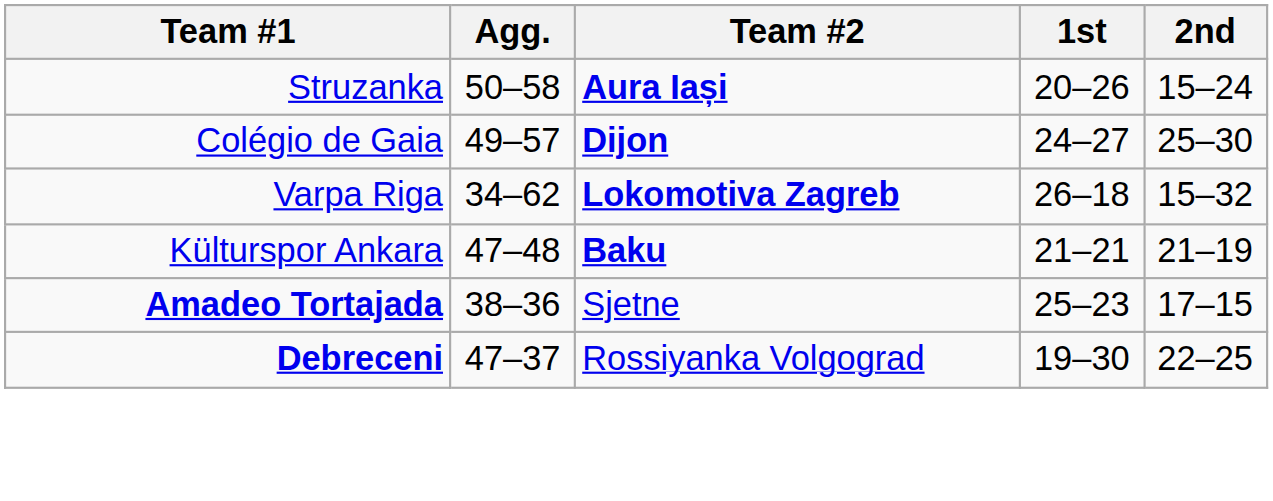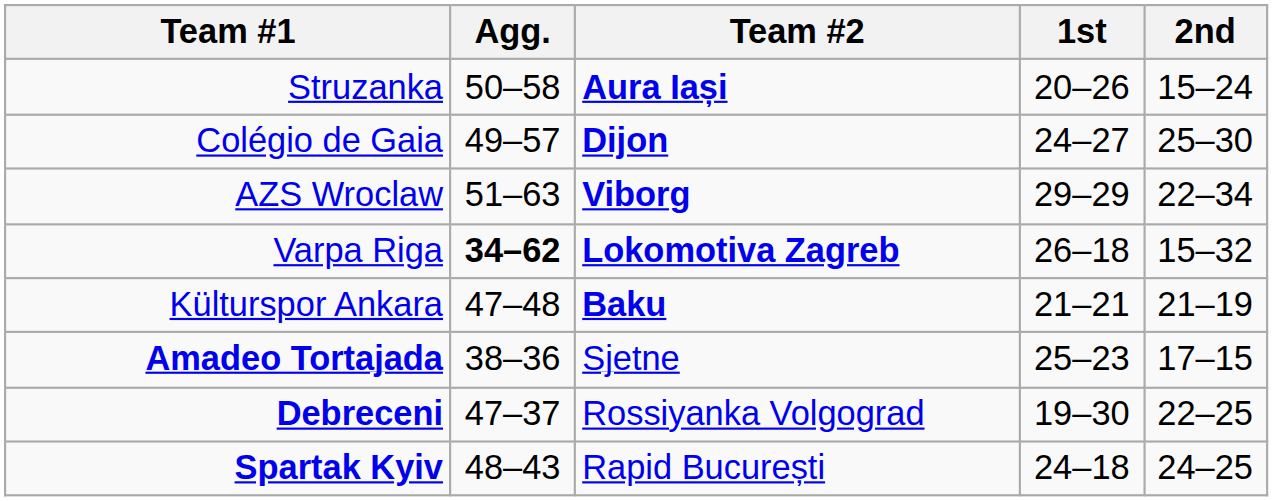+ row: (339, 195)
(513, 195) normal -> (513, 250) bold
+ row: (339, 468)
